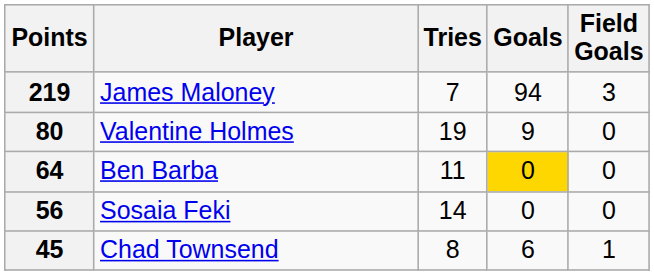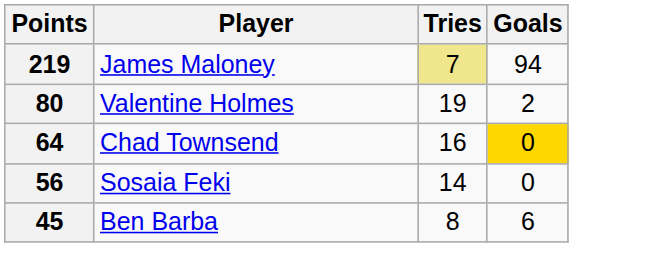- column: (609, 38)
(453, 91) no background -> (453, 63) khaki background
(528, 131) 9 -> (528, 103) 2
(159, 171) Ben Barba -> (189, 143) Chad Townsend
(453, 171) 11 -> (453, 143) 16
(189, 250) Chad Townsend -> (159, 222) Ben Barba
